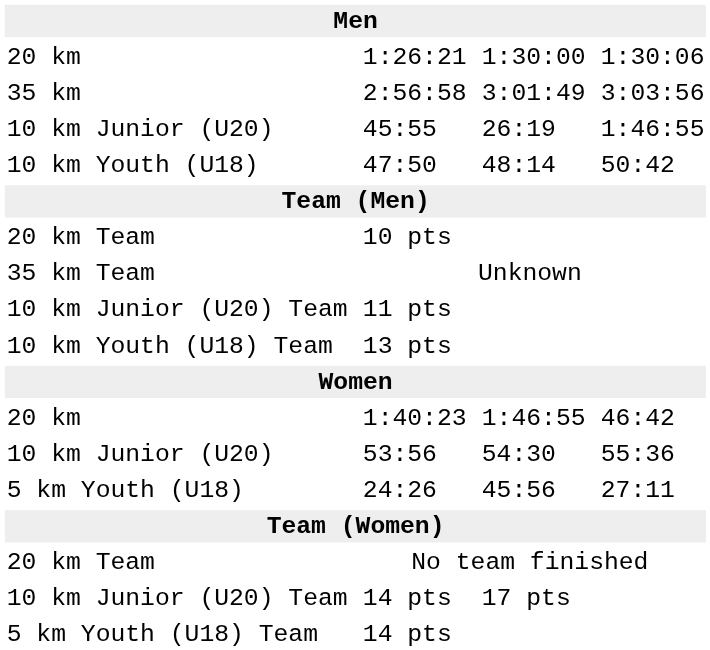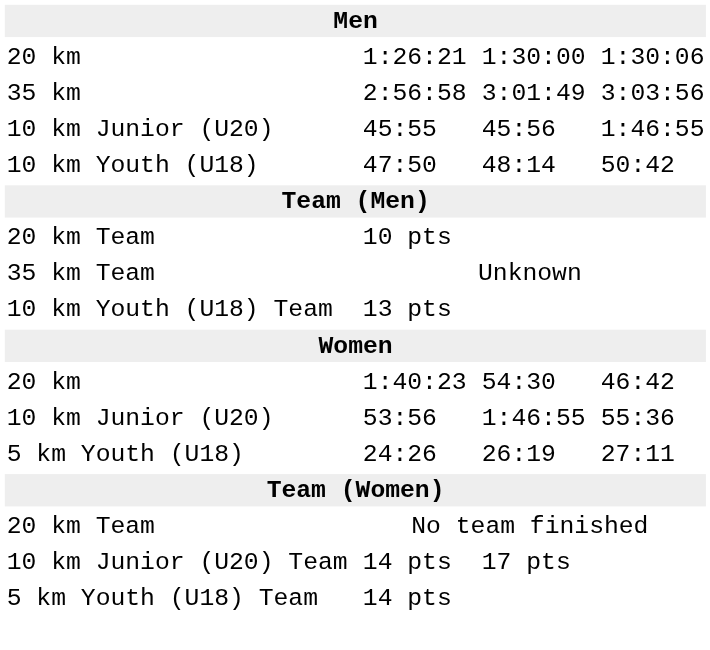(519, 129) 26:19 -> (519, 129) 45:56
- row: (177, 310)
(534, 418) 1:46:55 -> (519, 382) 54:30
(519, 454) 54:30 -> (534, 418) 1:46:55
(519, 490) 45:56 -> (519, 454) 26:19
